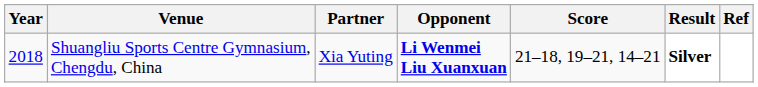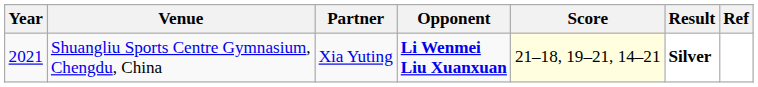(26, 57) 2018 -> (26, 57) 2021
(588, 57) no background -> (588, 57) lightyellow background
